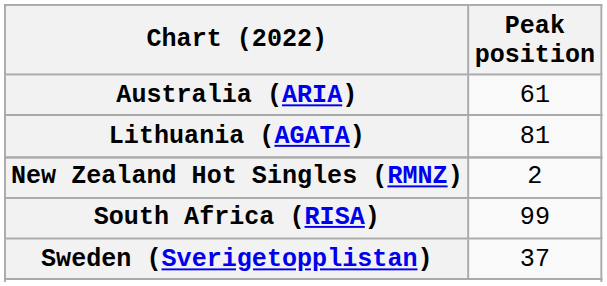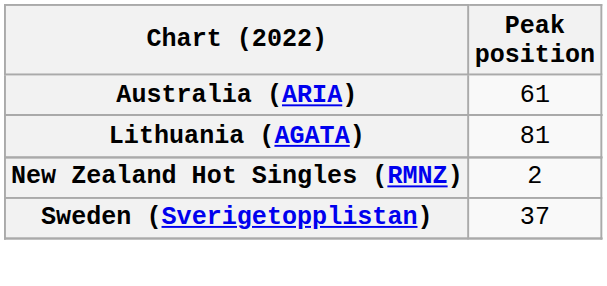- row: (237, 218)
